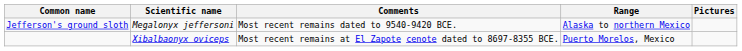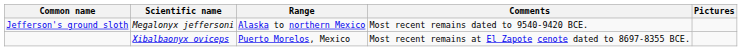columns swapped: (626, 11) <-> (398, 11)
